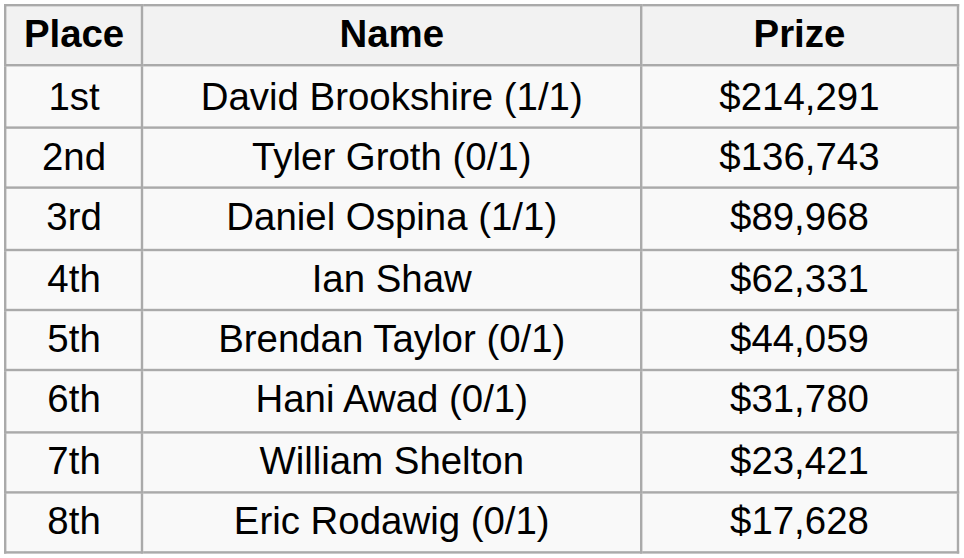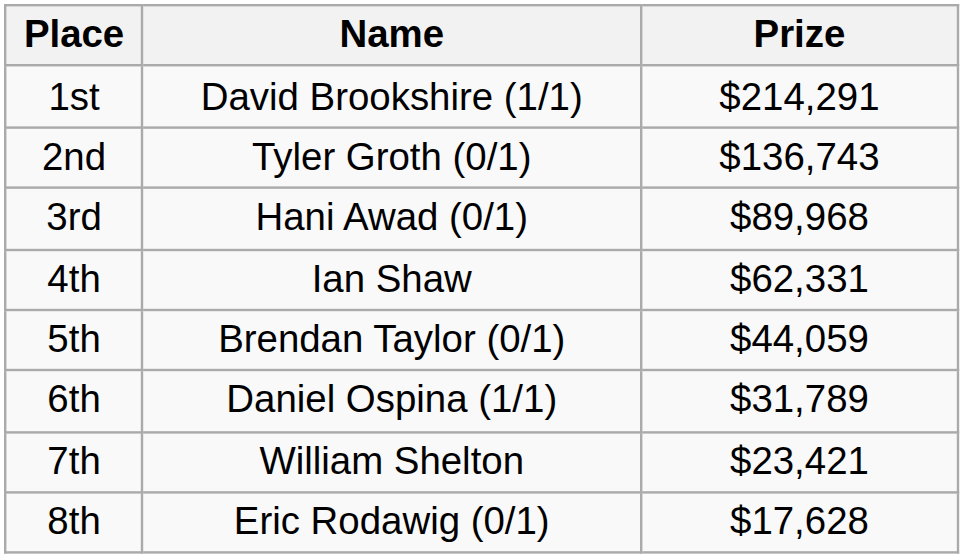(392, 217) Daniel Ospina (1/1) -> (392, 217) Hani Awad (0/1)
(392, 400) Hani Awad (0/1) -> (392, 400) Daniel Ospina (1/1)
(799, 400) $31,780 -> (799, 400) $31,789
